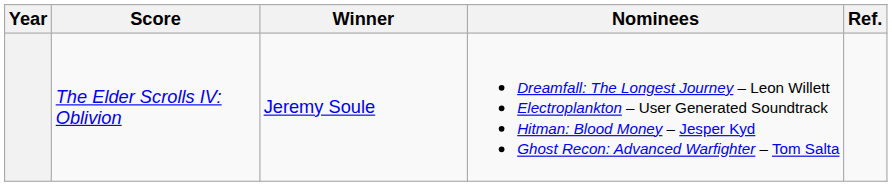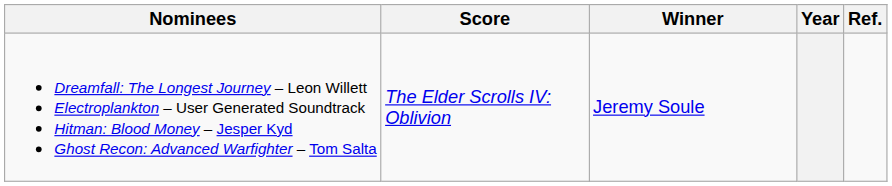columns swapped: (28, 18) <-> (656, 18)
